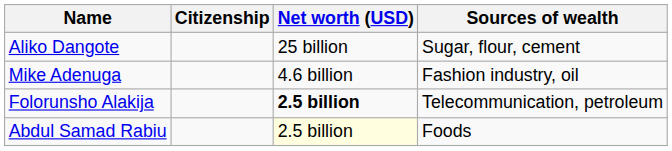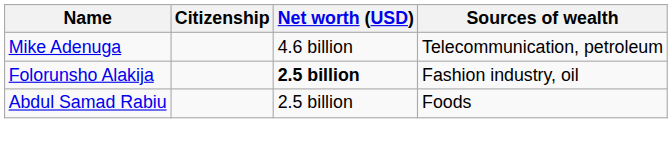- row: (64, 46)
(500, 74) Fashion industry, oil -> (543, 46) Telecommunication, petroleum
(543, 103) Telecommunication, petroleum -> (500, 74) Fashion industry, oil
(315, 131) lightyellow background -> (315, 103) no background
